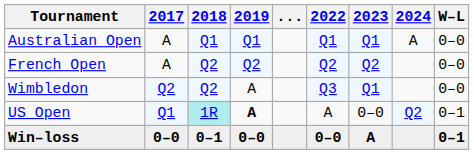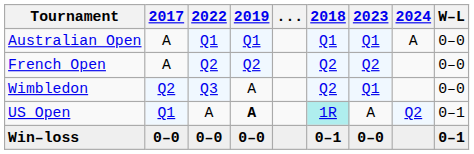columns swapped: (209, 17) <-> (328, 17)
(371, 113) 0–0 -> (371, 113) A
(371, 137) A -> (371, 137) 0–0
